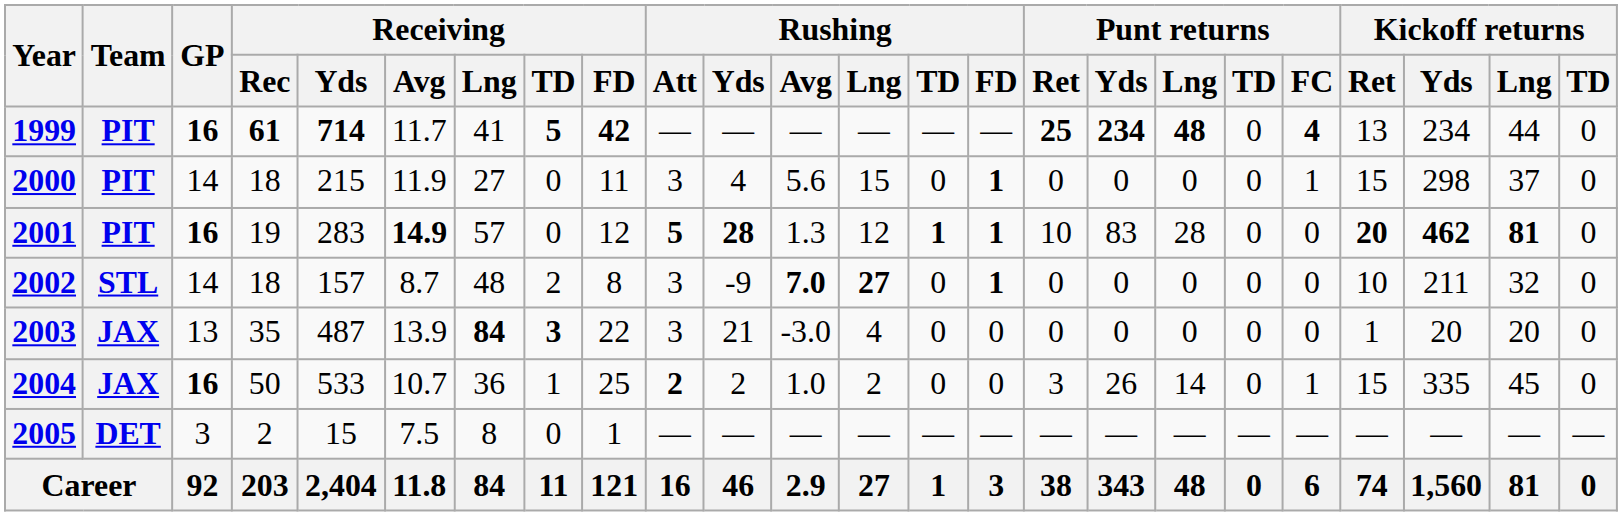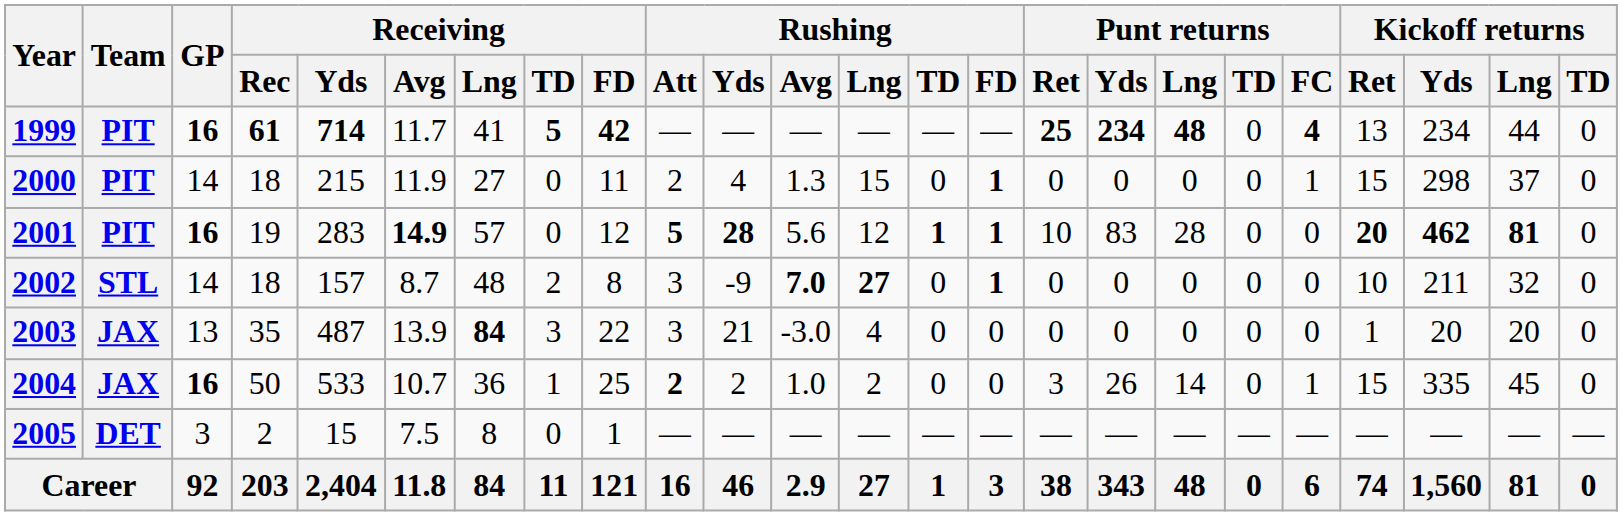(675, 181) 3 -> (675, 181) 2
(806, 181) 5.6 -> (806, 181) 1.3
(806, 231) 1.3 -> (806, 231) 5.6
(553, 332) bold -> (553, 332) normal
